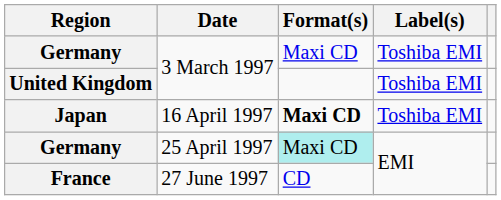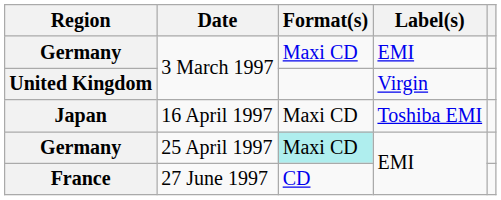(430, 52) Toshiba EMI -> (396, 52) EMI
(430, 83) Toshiba EMI -> (403, 83) Virgin
(322, 115) bold -> (320, 115) normal
